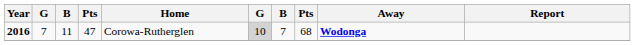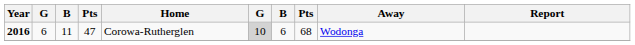(44, 31) 7 -> (44, 31) 6
(283, 31) 7 -> (283, 31) 6
(343, 31) bold -> (342, 31) normal
